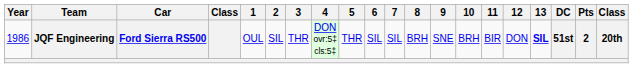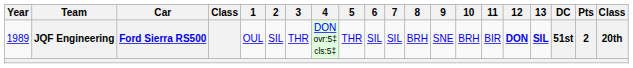(18, 39) 1986 -> (18, 39) 1989
(517, 39) normal -> (517, 39) bold
